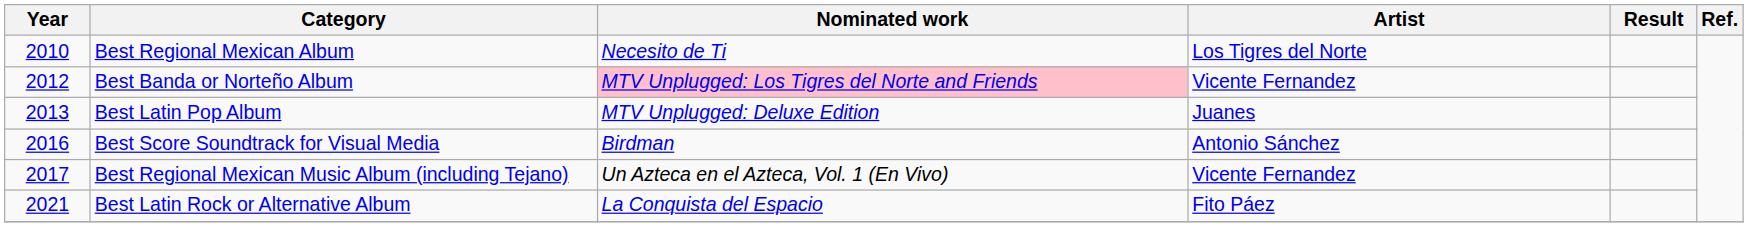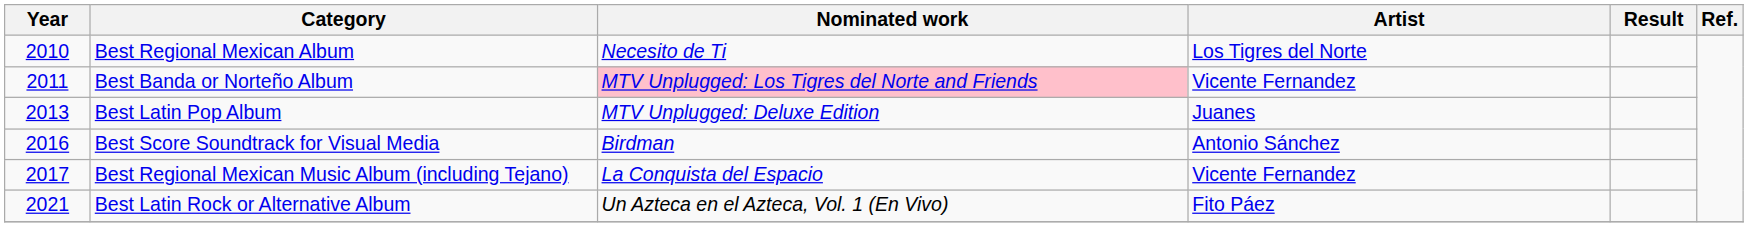(47, 81) 2012 -> (47, 81) 2011
(775, 174) Un Azteca en el Azteca, Vol. 1 (En Vivo) -> (712, 174) La Conquista del Espacio
(712, 205) La Conquista del Espacio -> (775, 205) Un Azteca en el Azteca, Vol. 1 (En Vivo)
